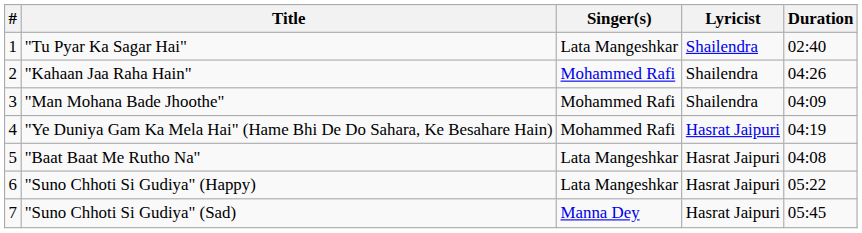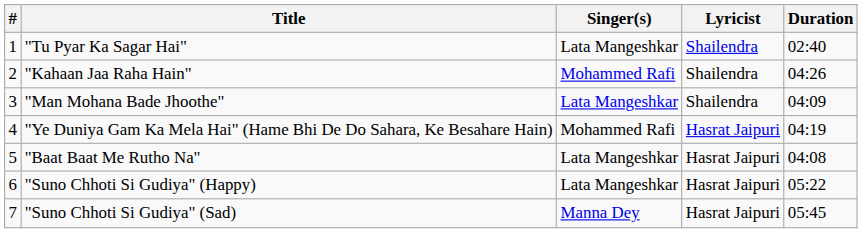(618, 102) Mohammed Rafi -> (619, 102) Lata Mangeshkar
